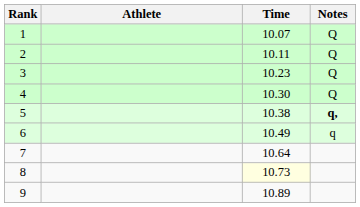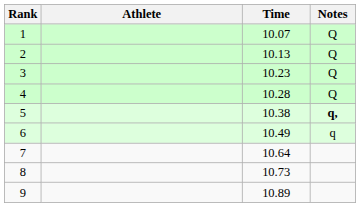(276, 53) 10.11 -> (276, 53) 10.13
(276, 93) 10.30 -> (276, 93) 10.28
(276, 172) lightyellow background -> (276, 172) no background
